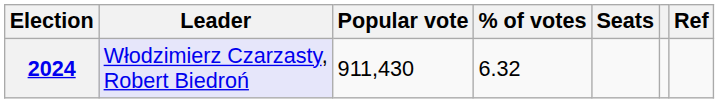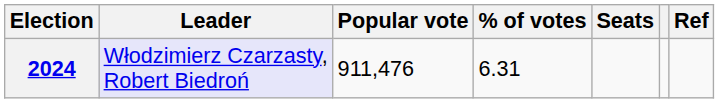(376, 68) 911,430 -> (376, 68) 911,476
(499, 68) 6.32 -> (499, 68) 6.31
